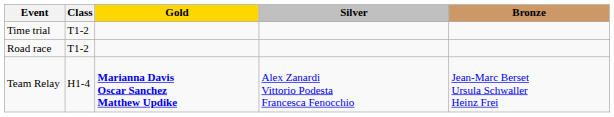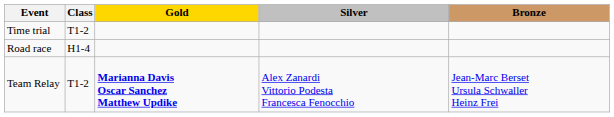(78, 48) T1-2 -> (79, 48) H1-4
(79, 84) H1-4 -> (78, 84) T1-2
